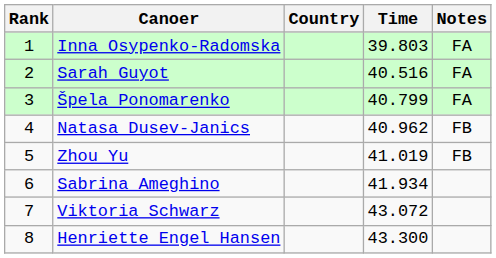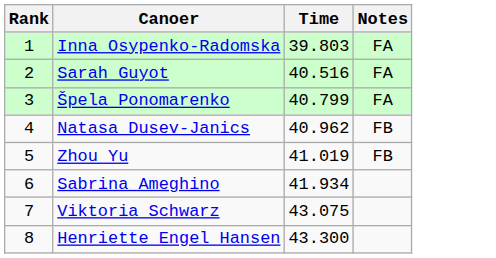- column: (324, 18)
(398, 211) 43.072 -> (319, 211) 43.075
